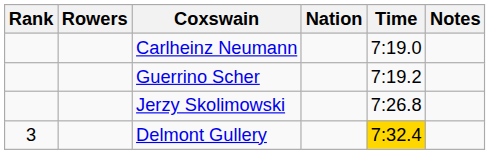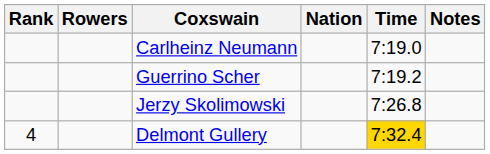(31, 134) 3 -> (31, 134) 4
